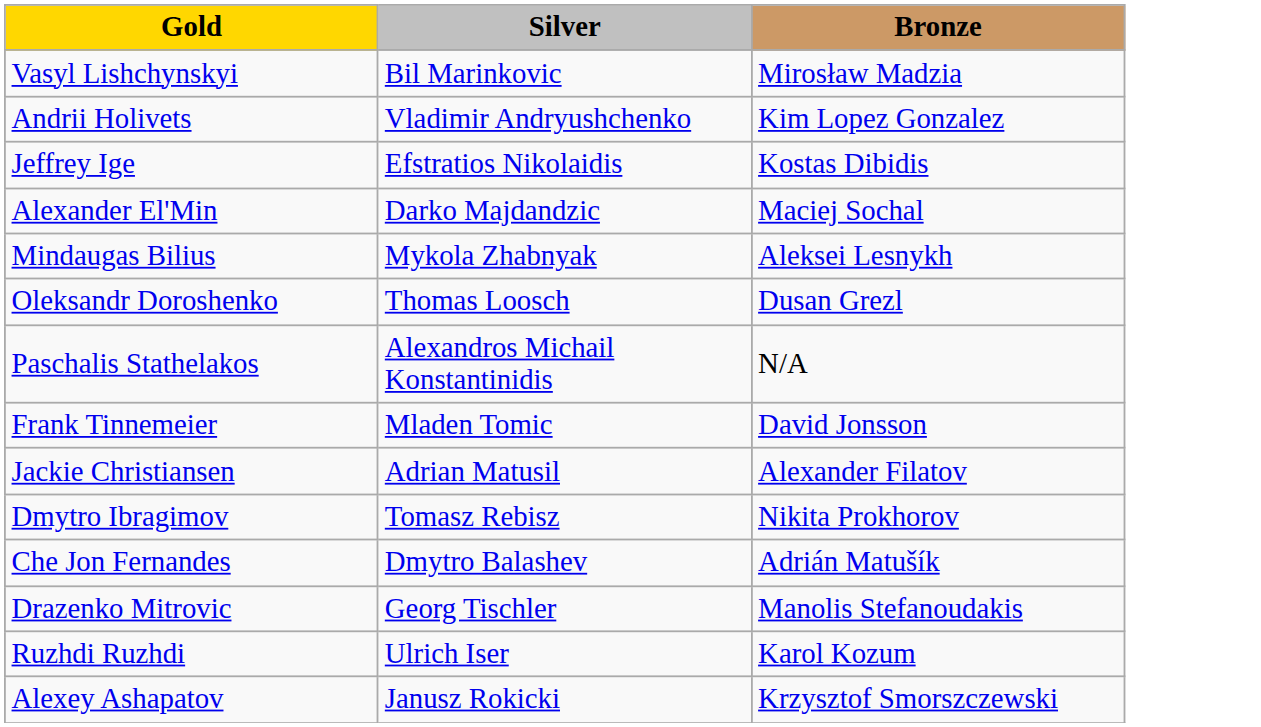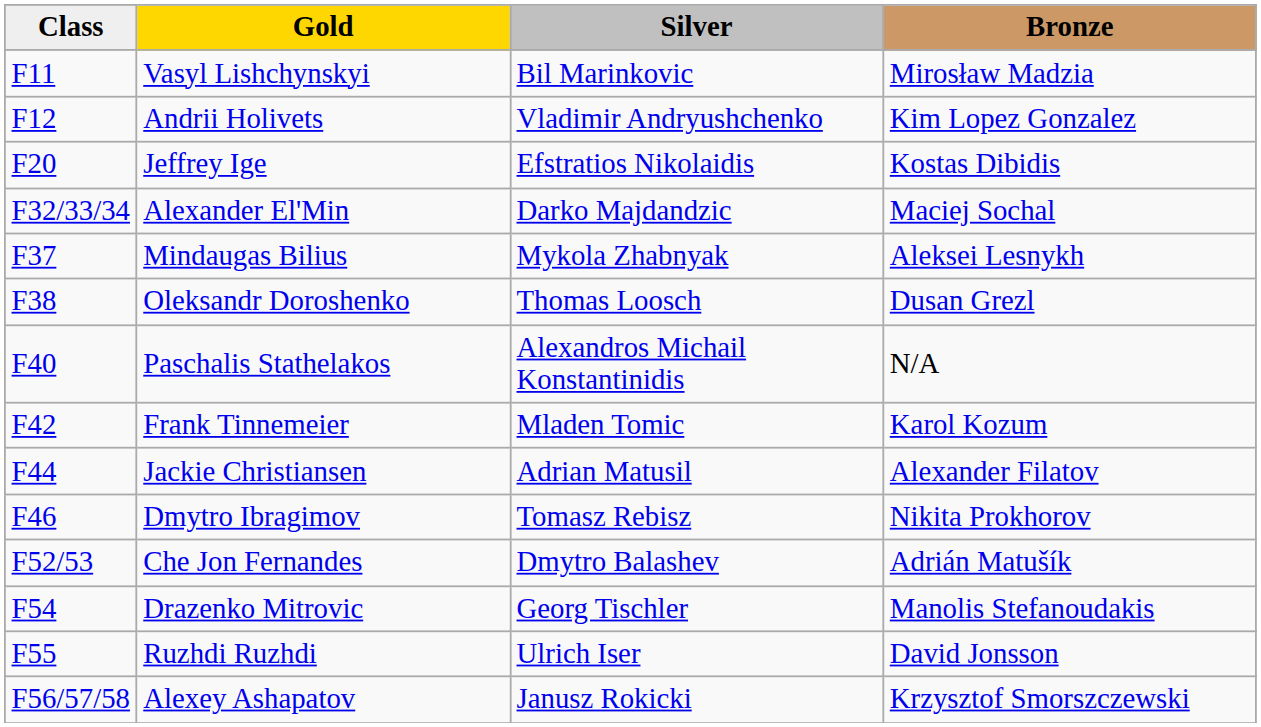+ column: (71, 27)
(842, 425) David Jonsson -> (969, 425) Karol Kozum
(837, 653) Karol Kozum -> (974, 653) David Jonsson
